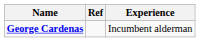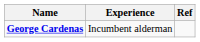columns swapped: (150, 12) <-> (96, 12)
